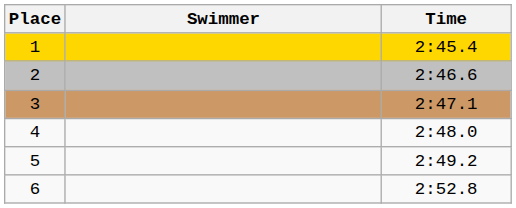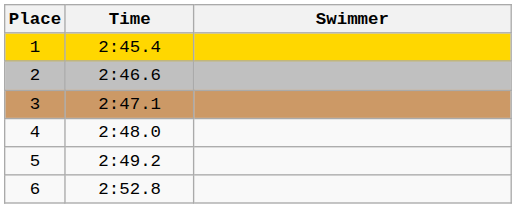columns swapped: (223, 19) <-> (446, 19)
